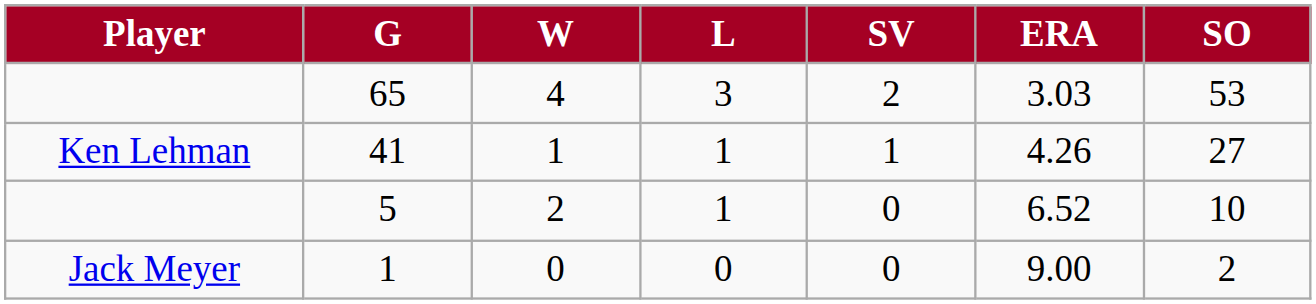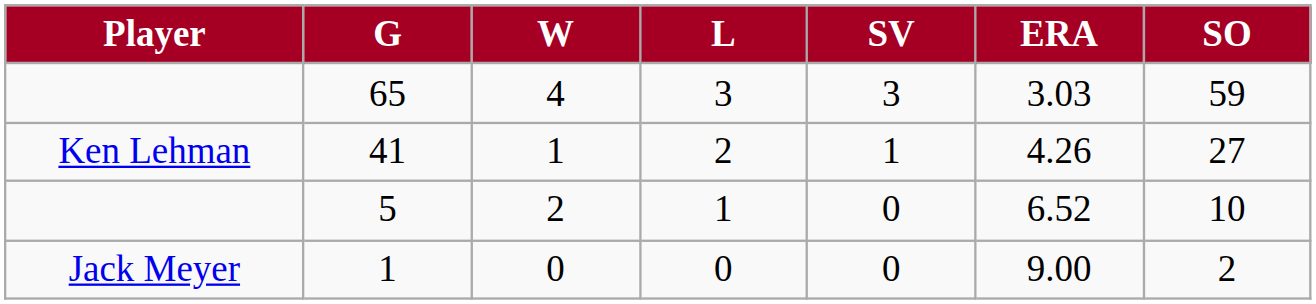(891, 92) 2 -> (891, 92) 3
(1227, 92) 53 -> (1227, 92) 59
(723, 151) 1 -> (723, 151) 2
